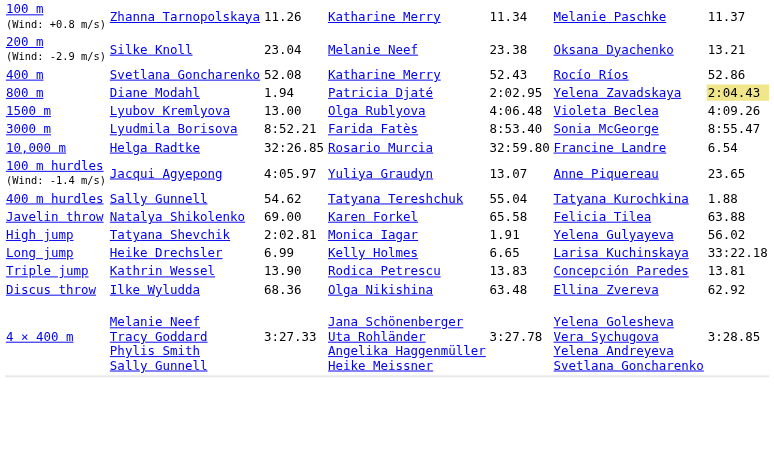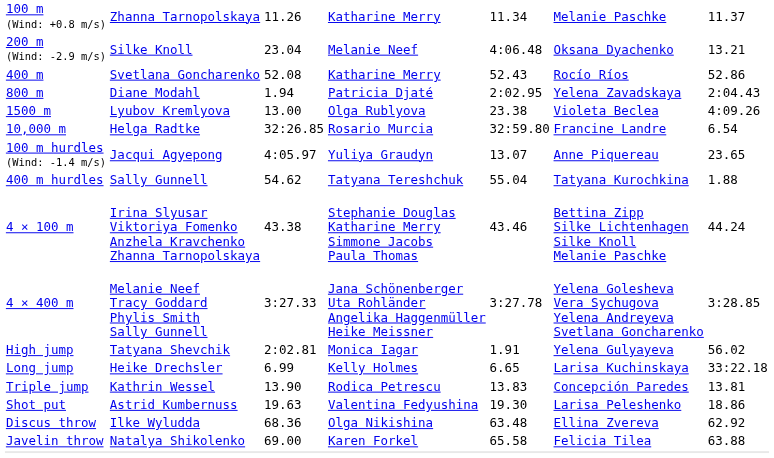(508, 49) 23.38 -> (516, 49) 4:06.48
(734, 93) khaki background -> (734, 93) no background
(516, 111) 4:06.48 -> (508, 111) 23.38
- row: (28, 129)
+ row: (40, 227)
rows swapped: (40, 336) <-> (55, 216)
+ row: (36, 405)
